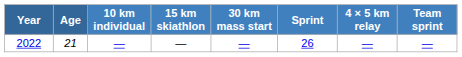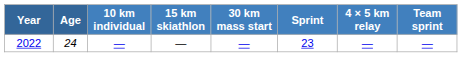(70, 43) 21 -> (70, 43) 24
(307, 43) 26 -> (307, 43) 23
